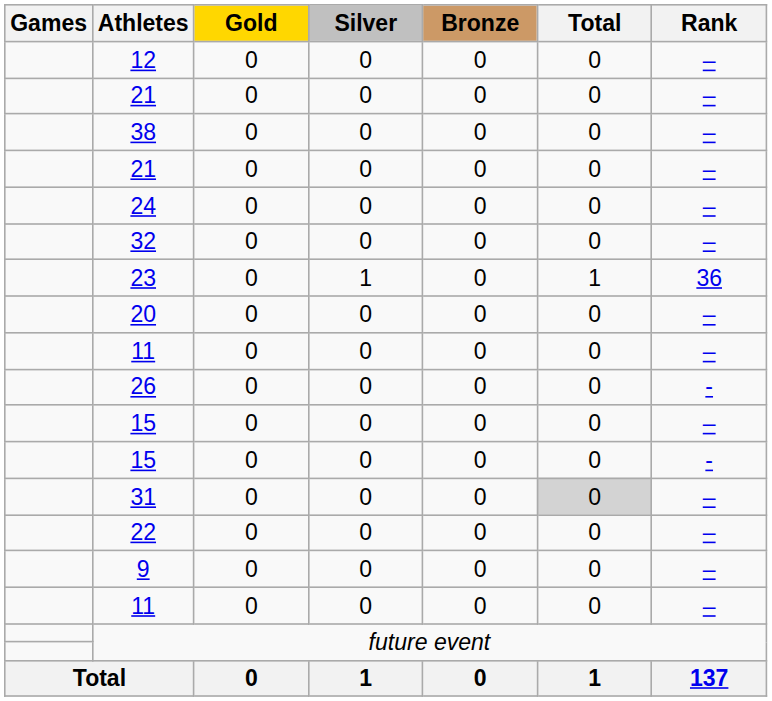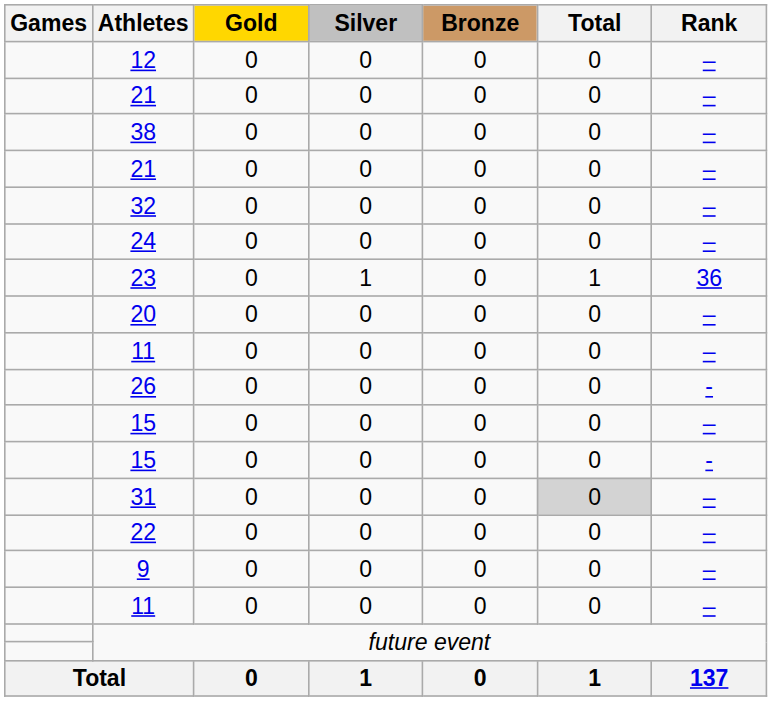rows swapped: (143, 242) <-> (143, 205)
